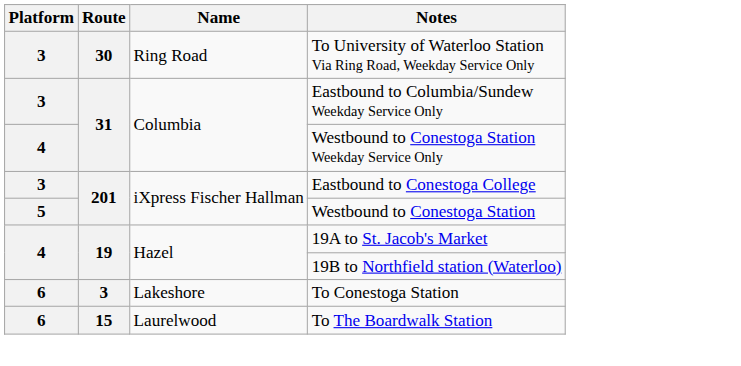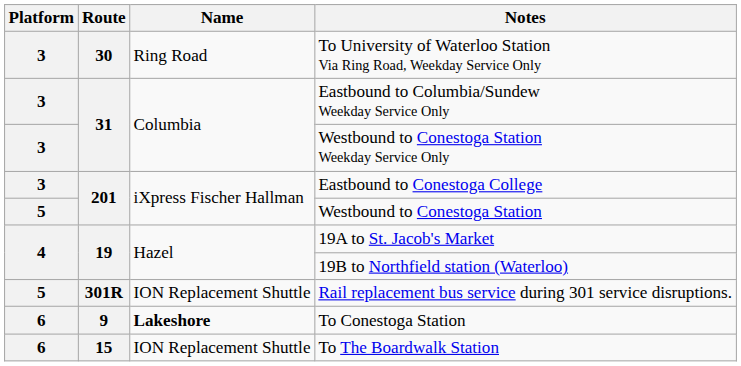(41, 147) 4 -> (41, 147) 3
+ row: (525, 293)
(104, 293) 3 -> (104, 320) 9
(169, 293) normal -> (172, 320) bold
(175, 320) Laurelwood -> (222, 347) ION Replacement Shuttle
